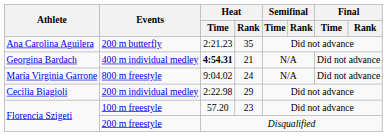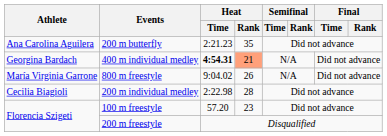(248, 60) no background -> (248, 60) lightsalmon background
(248, 76) 24 -> (248, 76) 26
(248, 92) 29 -> (248, 92) 28
